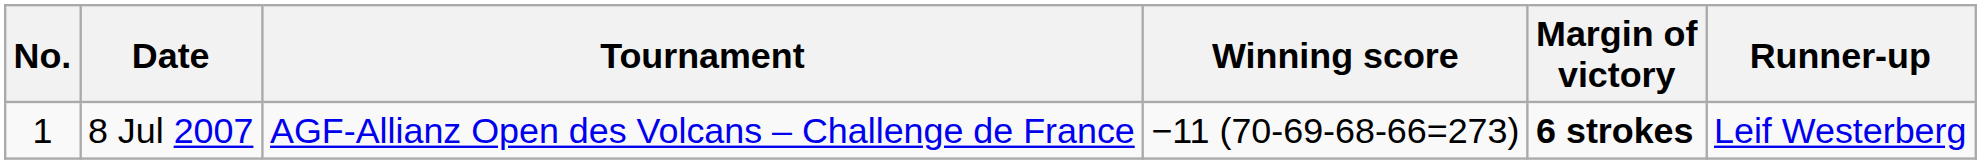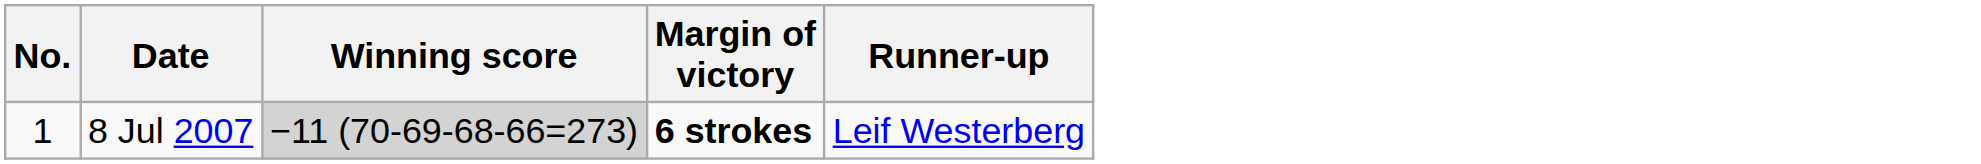- column: (702, 54)
(1335, 131) no background -> (454, 131) lightgrey background
